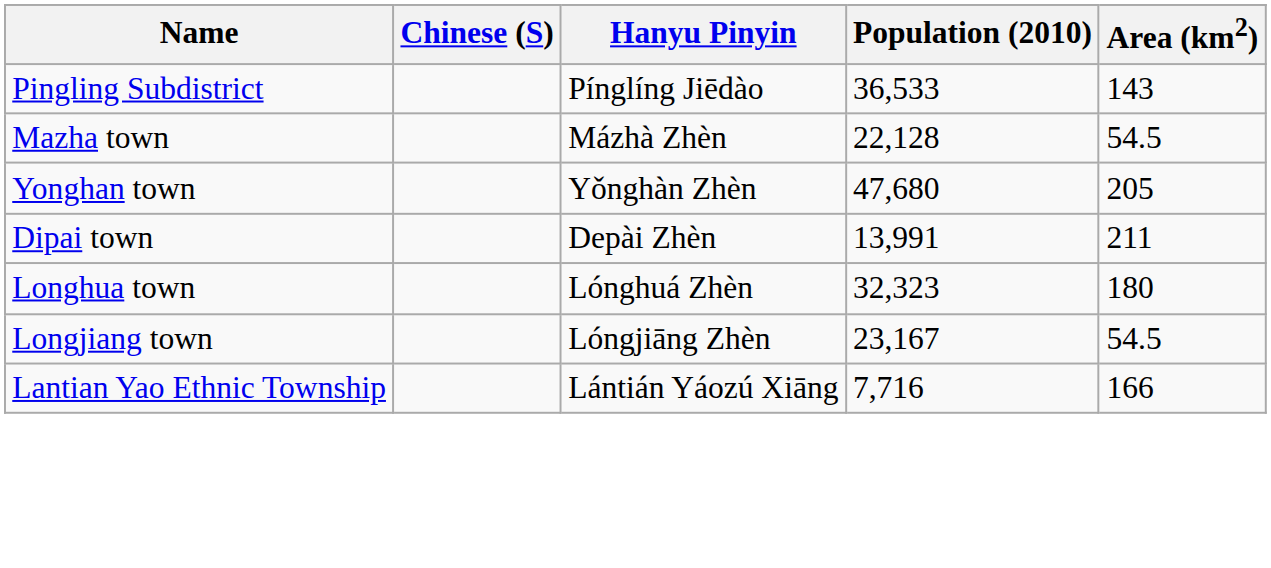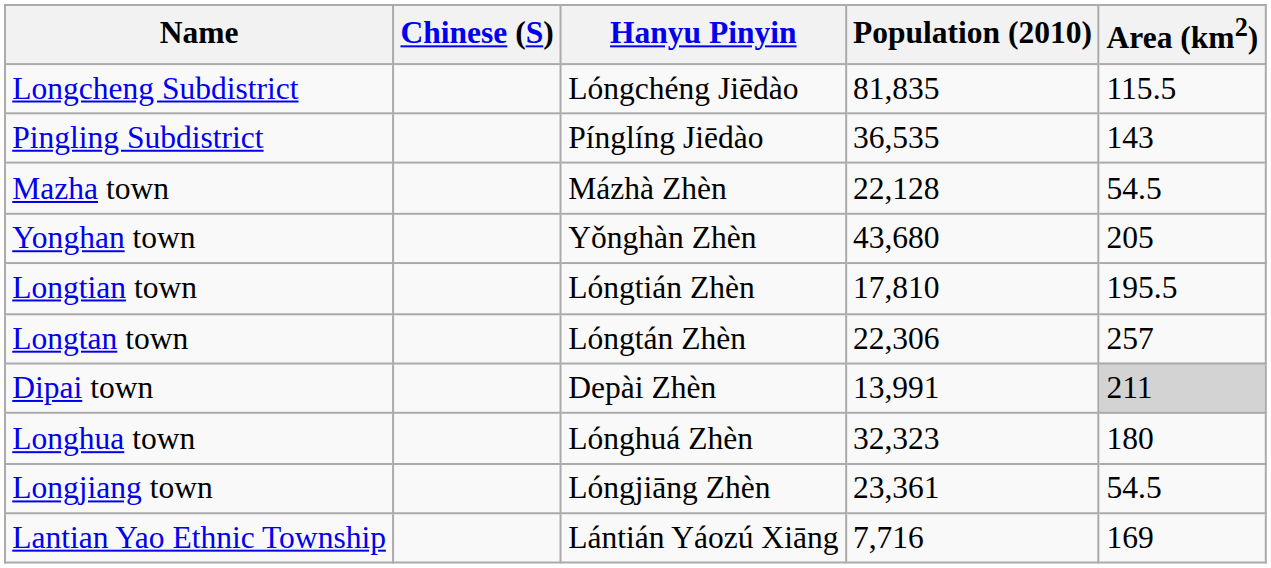+ row: (155, 88)
(896, 88) 36,533 -> (896, 137) 36,535
(896, 187) 47,680 -> (896, 237) 43,680
+ row: (105, 287)
+ row: (100, 337)
(1130, 237) no background -> (1130, 387) lightgrey background
(896, 337) 23,167 -> (896, 487) 23,361
(1130, 387) 166 -> (1130, 537) 169
